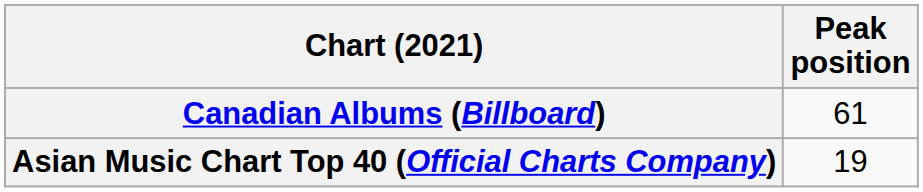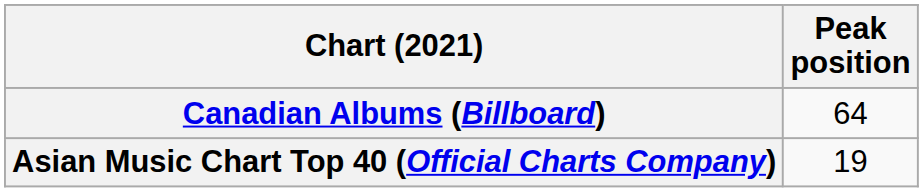(851, 112) 61 -> (851, 112) 64
